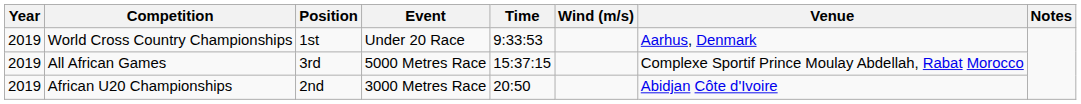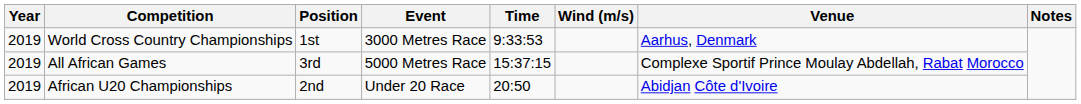(415, 39) Under 20 Race -> (426, 39) 3000 Metres Race
(426, 87) 3000 Metres Race -> (415, 87) Under 20 Race
